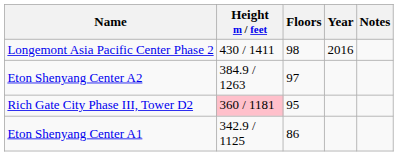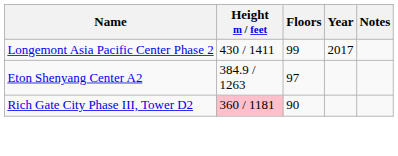(293, 49) 98 -> (293, 49) 99
(341, 49) 2016 -> (341, 49) 2017
(293, 105) 95 -> (293, 105) 90
- row: (75, 133)
